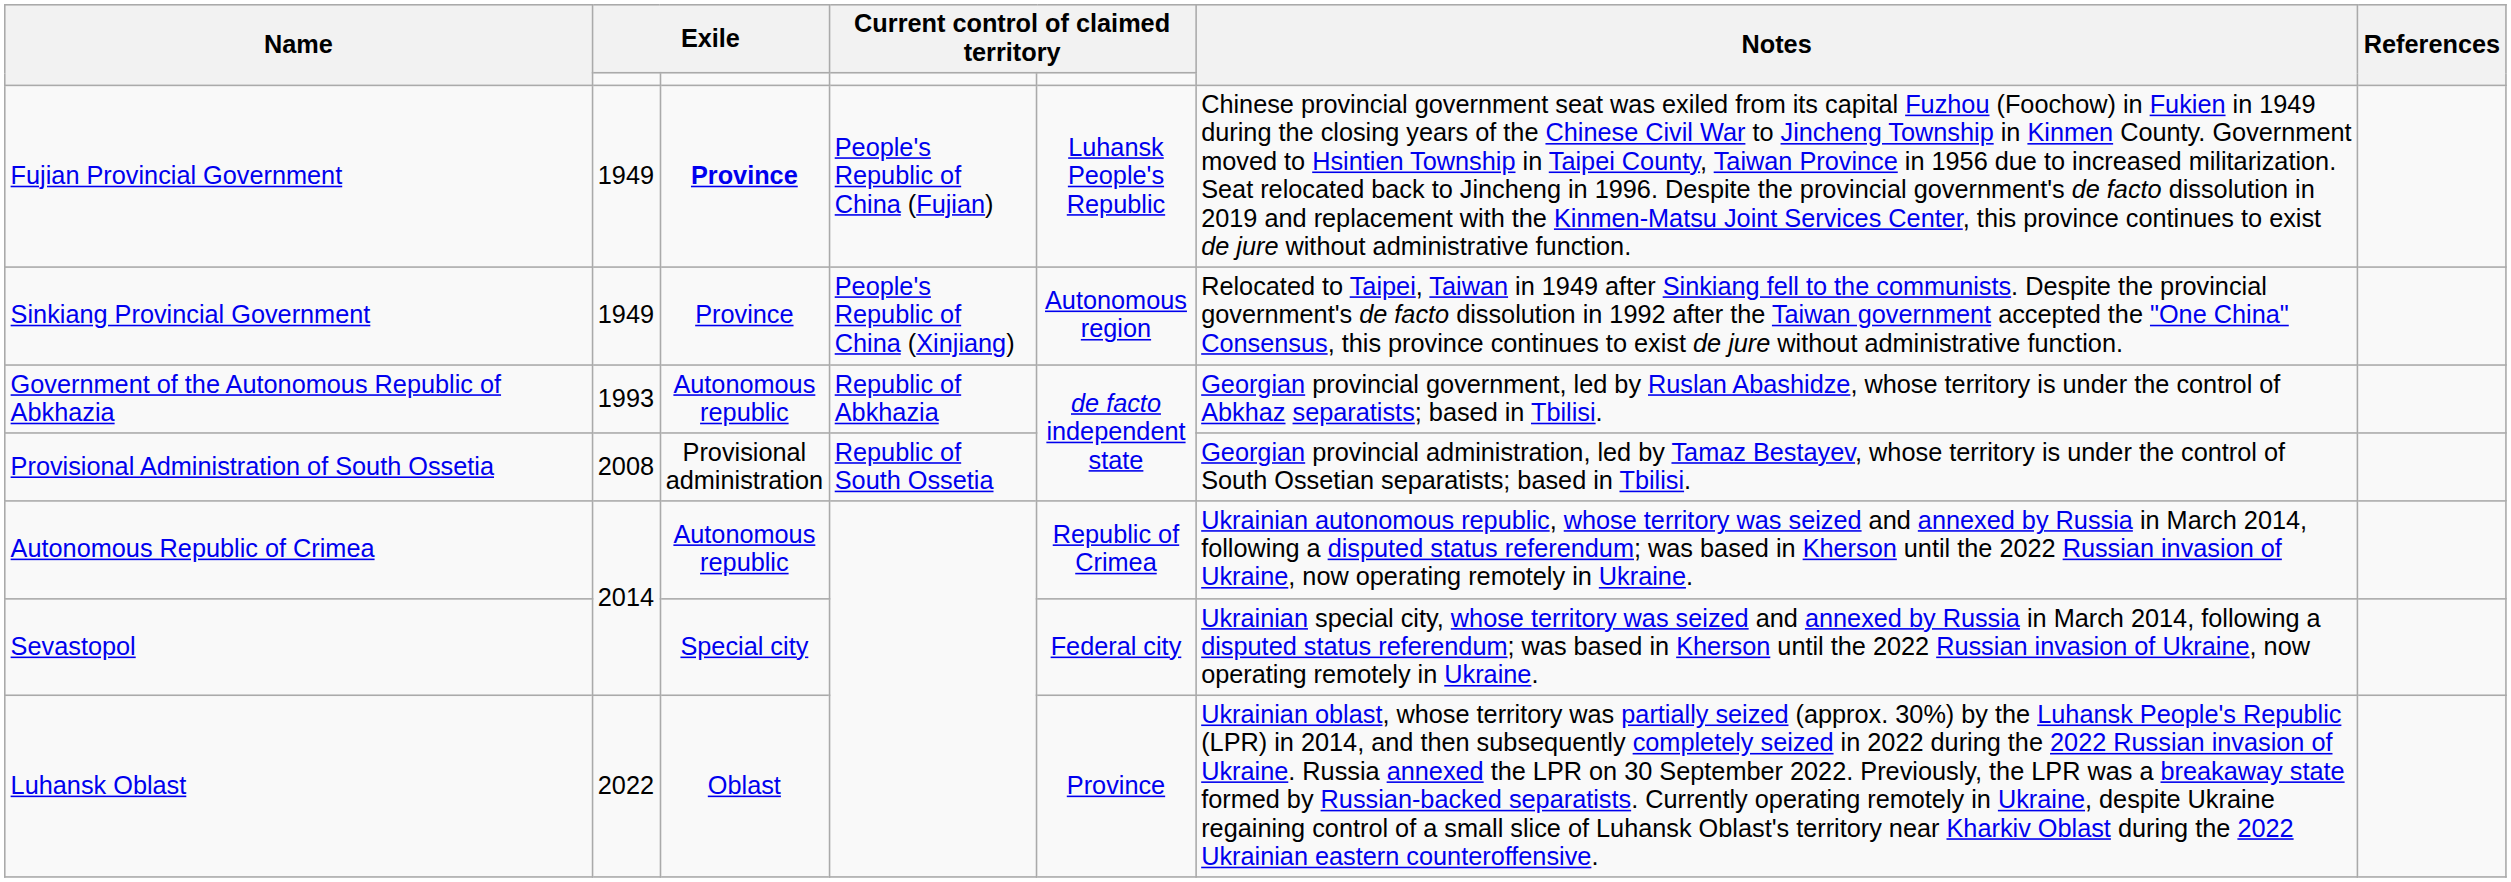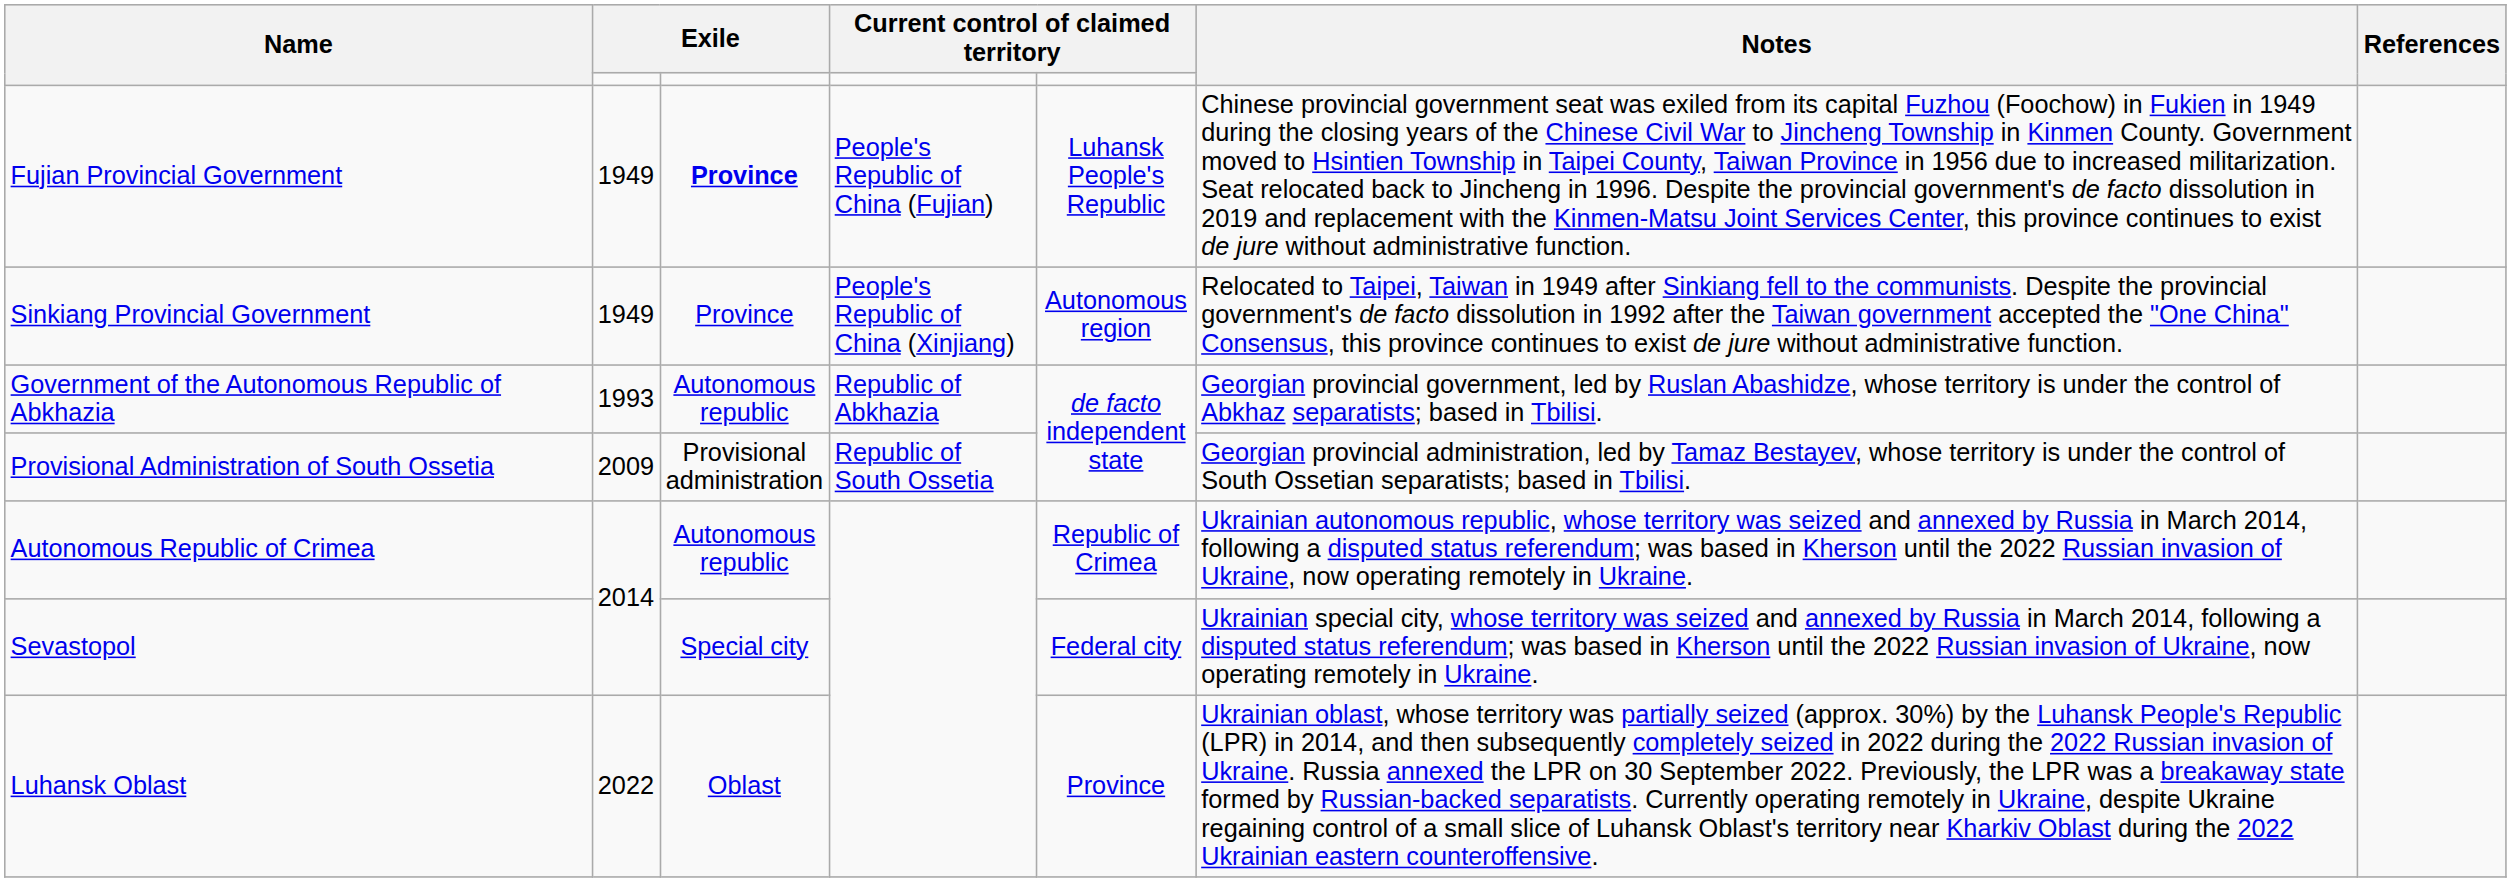(626, 466) 2008 -> (626, 466) 2009
